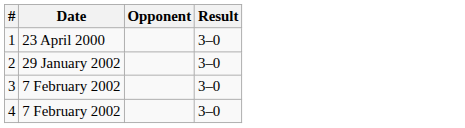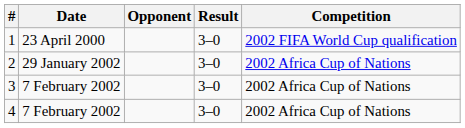+ column: (351, 16)
